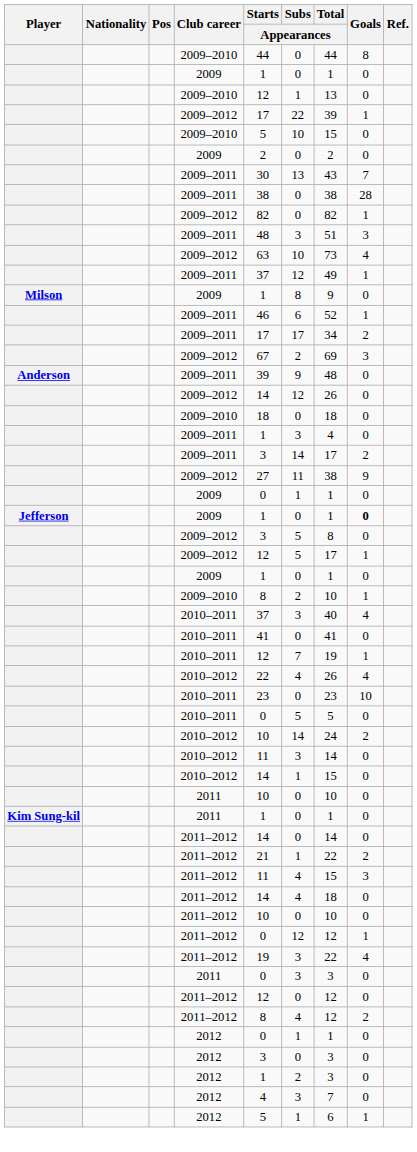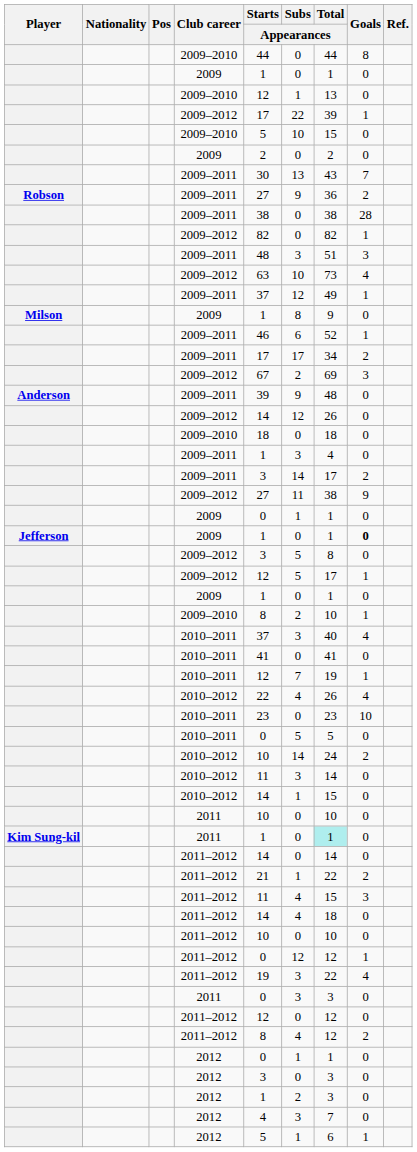+ row: (44, 194)
(330, 816) no background -> (330, 836) paleturquoise background
